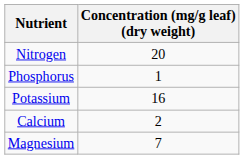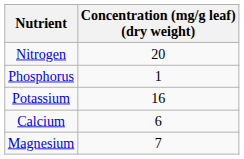(158, 120) 2 -> (158, 120) 6
